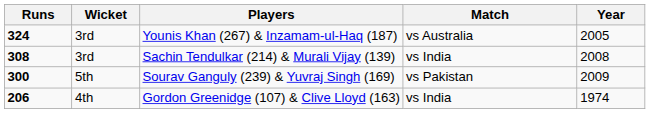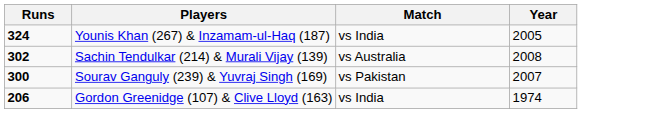- column: (106, 14)
(440, 35) vs Australia -> (361, 35) vs India
(18, 56) 308 -> (18, 56) 302
(429, 56) vs India -> (372, 56) vs Australia
(595, 77) 2009 -> (527, 77) 2007
